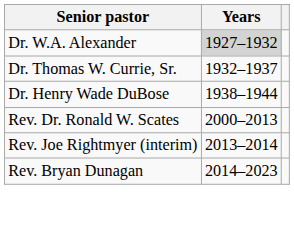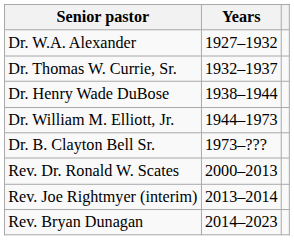(241, 42) lightgrey background -> (241, 42) no background
+ row: (91, 119)
+ row: (82, 145)
